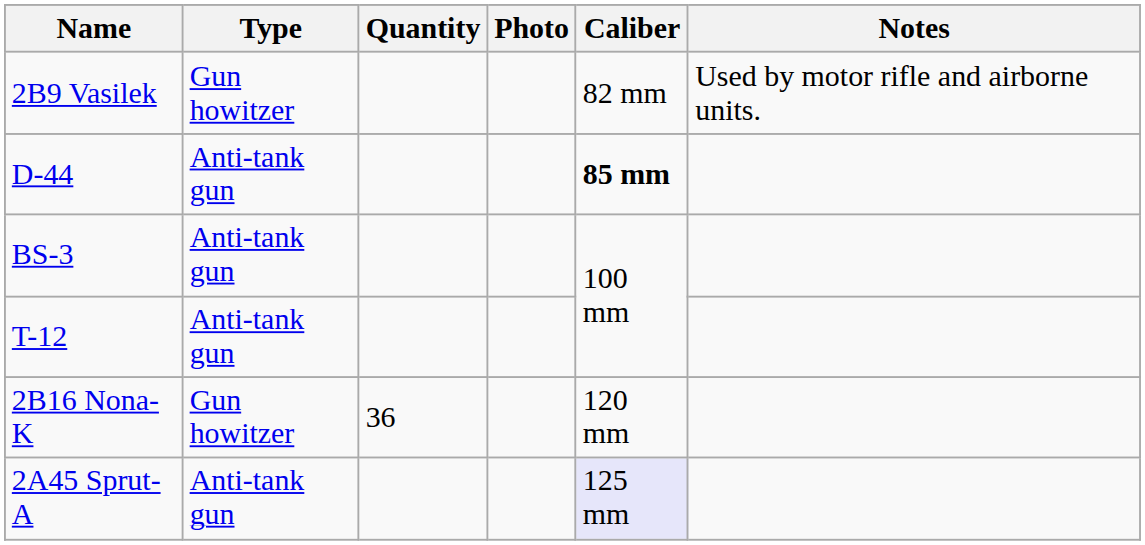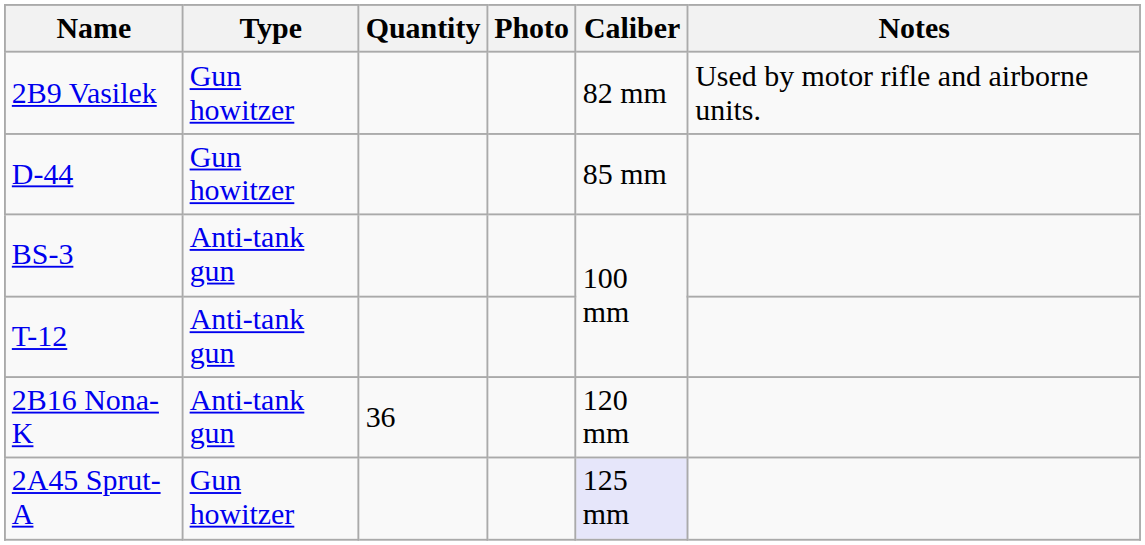(247, 173) Anti-tank gun -> (242, 173) Gun howitzer
(626, 173) bold -> (625, 173) normal
(242, 416) Gun howitzer -> (247, 416) Anti-tank gun
(247, 498) Anti-tank gun -> (242, 498) Gun howitzer
